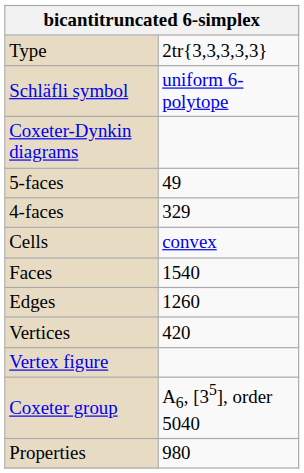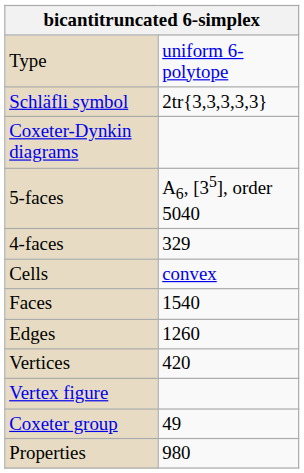(215, 50) 2tr{3,3,3,3,3} -> (203, 60) uniform 6-polytope
(203, 90) uniform 6-polytope -> (215, 101) 2tr{3,3,3,3,3}
(172, 182) 49 -> (217, 198) A6, [35], order 5040
(217, 407) A6, [35], order 5040 -> (172, 423) 49
